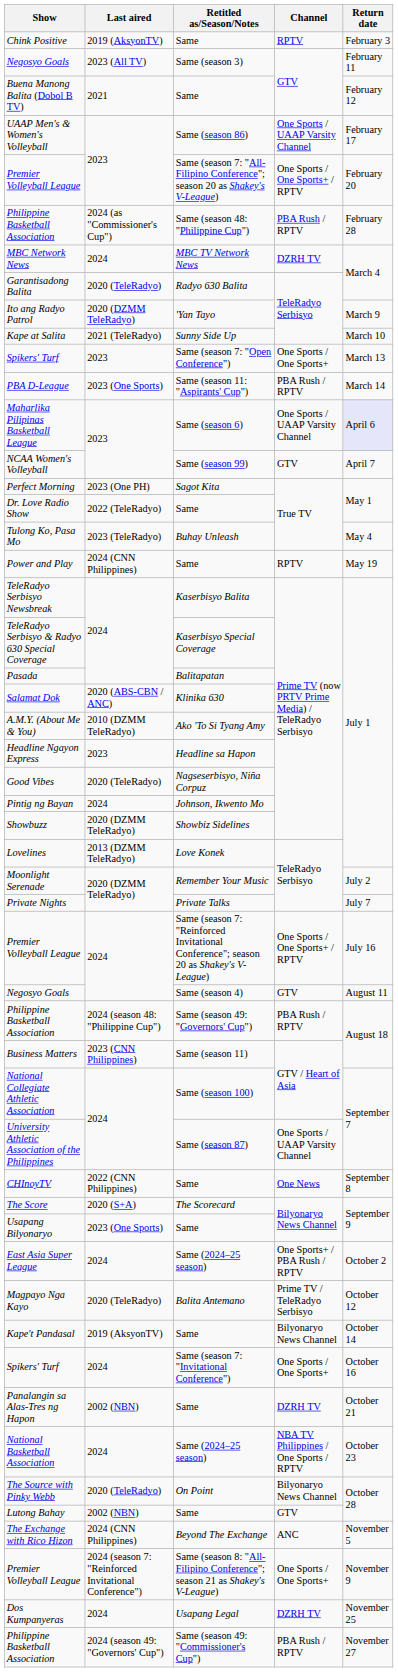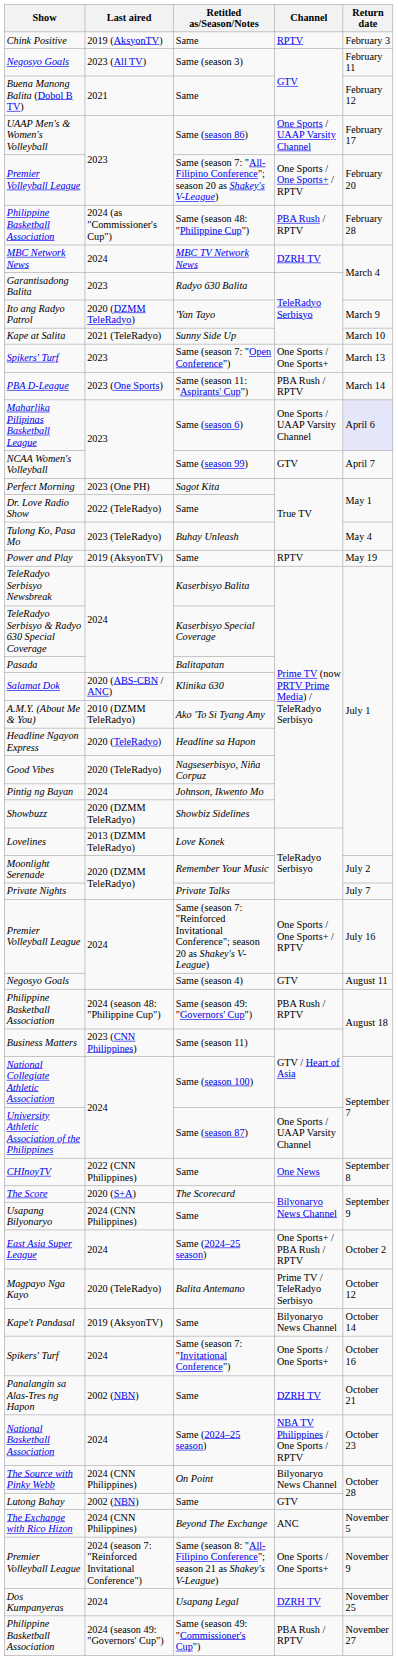(124, 286) 2020 (TeleRadyo) -> (97, 286) 2023
(112, 564) 2024 (CNN Philippines) -> (125, 558) 2019 (AksyonTV)
(97, 753) 2023 -> (124, 742) 2020 (TeleRadyo)
(125, 1227) 2023 (One Sports) -> (112, 1216) 2024 (CNN Philippines)
(124, 1491) 2020 (TeleRadyo) -> (112, 1479) 2024 (CNN Philippines)
